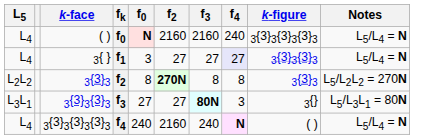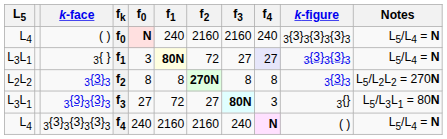+ column: (171, 15)
(26, 59) L4 -> (20, 59) L3L1
(180, 58) 27 -> (212, 58) 72
